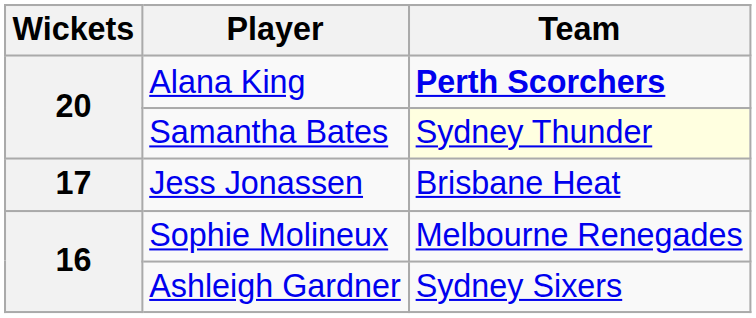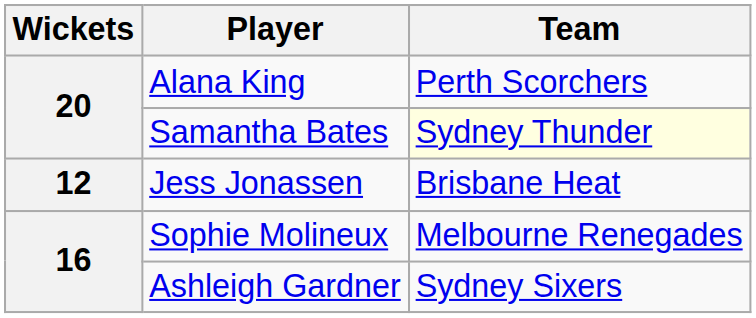(540, 81) bold -> (532, 81) normal
(73, 183) 17 -> (73, 183) 12
